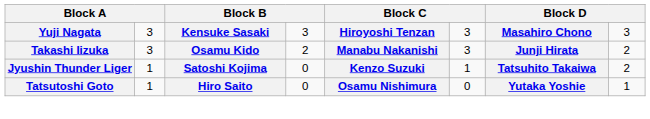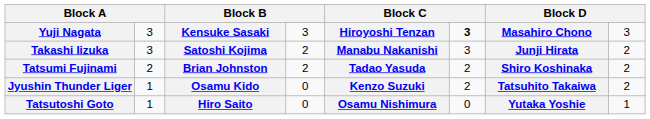(467, 31) normal -> (467, 31) bold
(225, 50) Osamu Kido -> (225, 50) Satoshi Kojima
+ row: (70, 68)
(225, 68) Satoshi Kojima -> (225, 86) Osamu Kido
(467, 68) 1 -> (467, 86) 2
